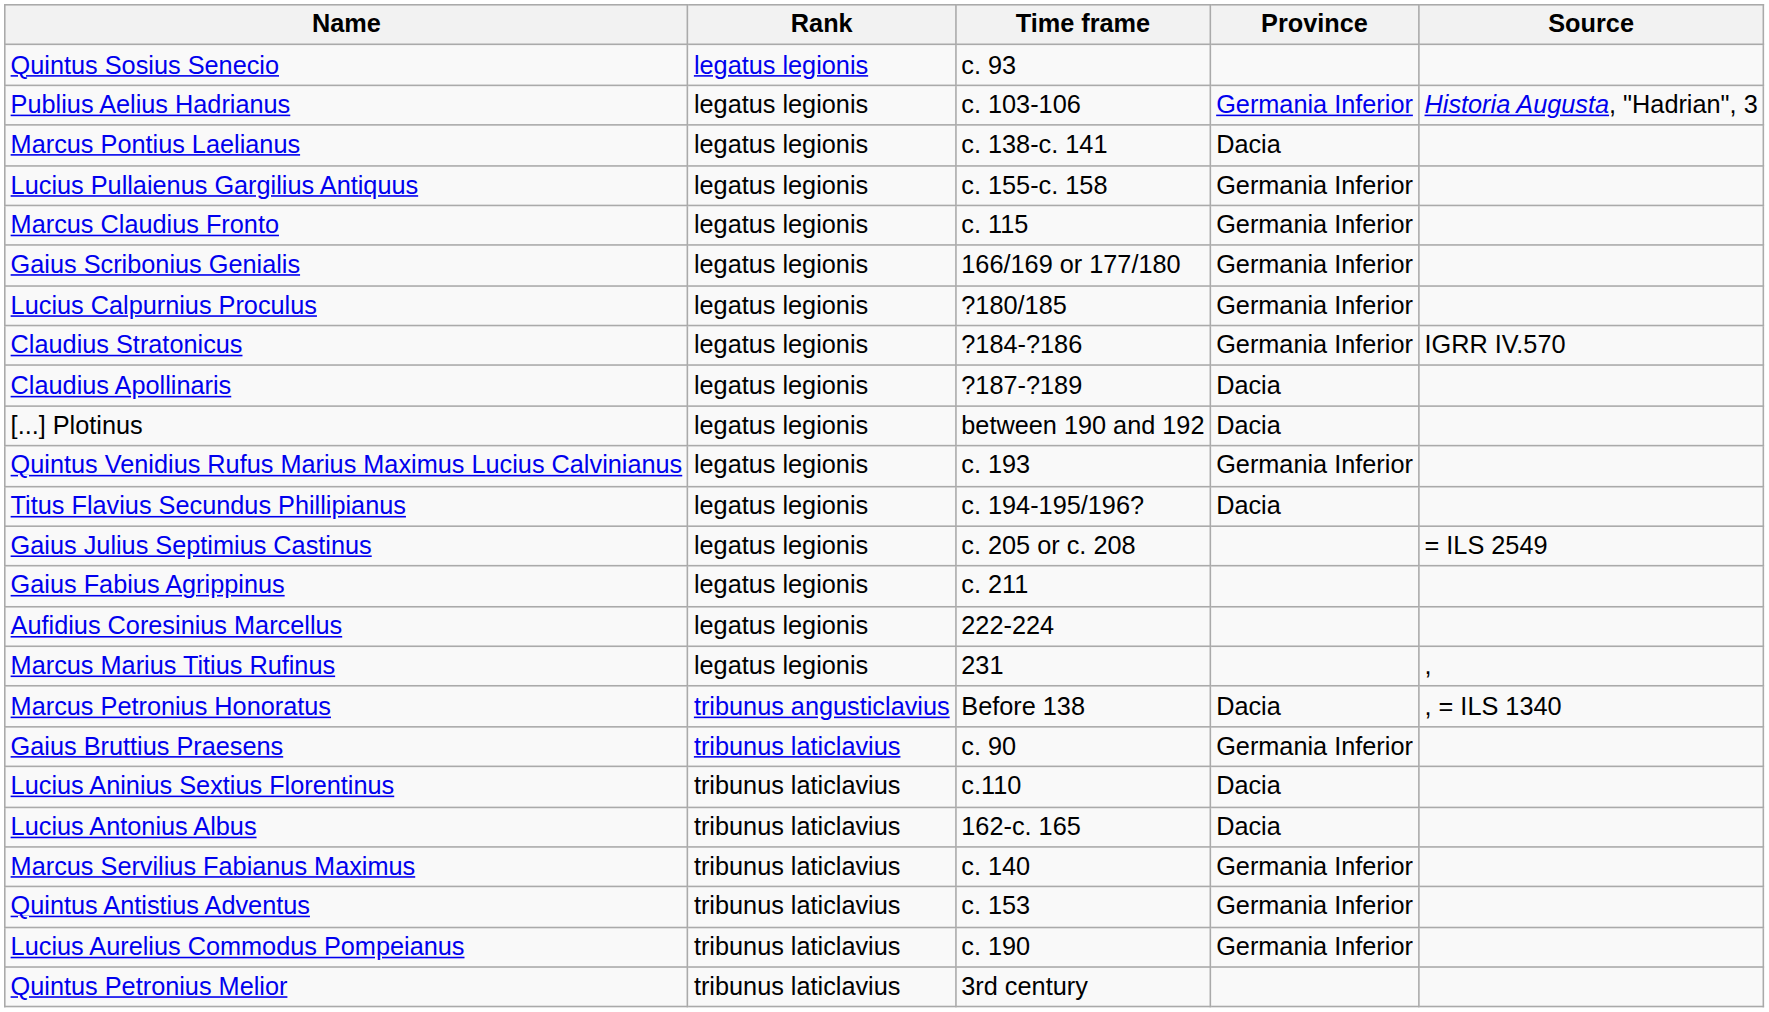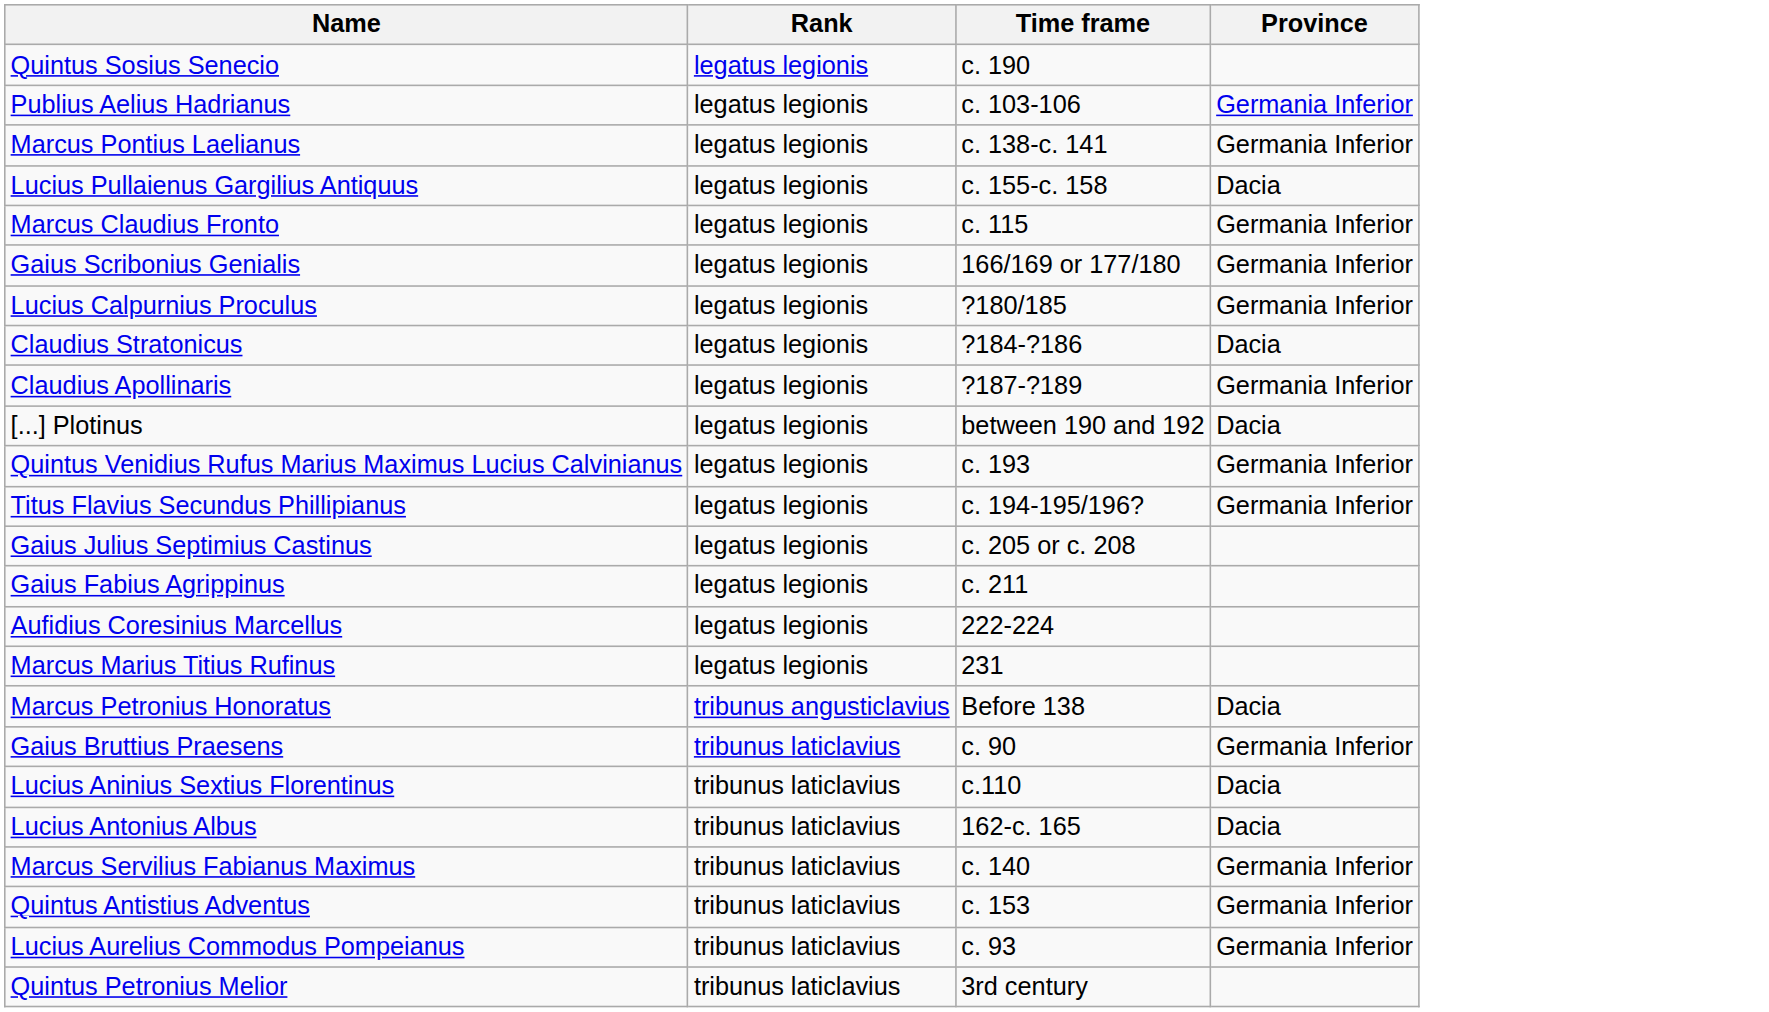- column: (1591, 24)
(989, 64) c. 93 -> (996, 64) c. 190
(1248, 144) Dacia -> (1315, 144) Germania Inferior
(1315, 184) Germania Inferior -> (1248, 184) Dacia
(1315, 345) Germania Inferior -> (1248, 345) Dacia
(1248, 385) Dacia -> (1315, 385) Germania Inferior
(1248, 505) Dacia -> (1315, 505) Germania Inferior
(996, 946) c. 190 -> (989, 946) c. 93
